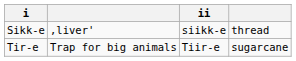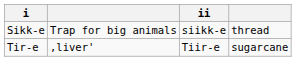(72, 30) ‚liver' -> (113, 30) Trap for big animals
(113, 47) Trap for big animals -> (72, 47) ‚liver'
